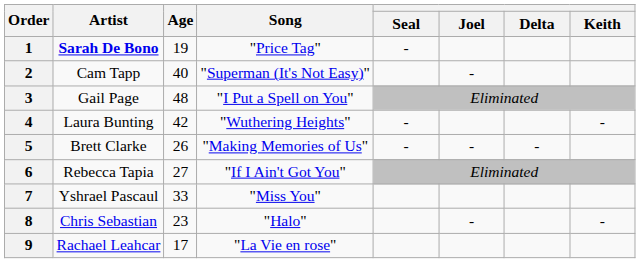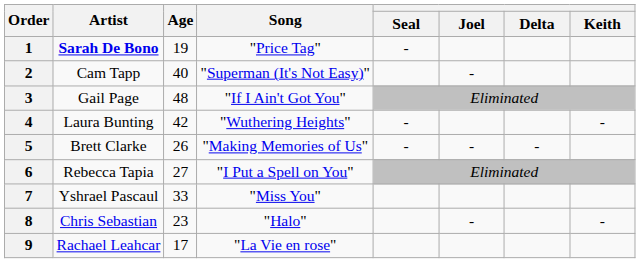(285, 97) "I Put a Spell on You" -> (285, 97) "If I Ain't Got You"
(285, 171) "If I Ain't Got You" -> (285, 171) "I Put a Spell on You"
